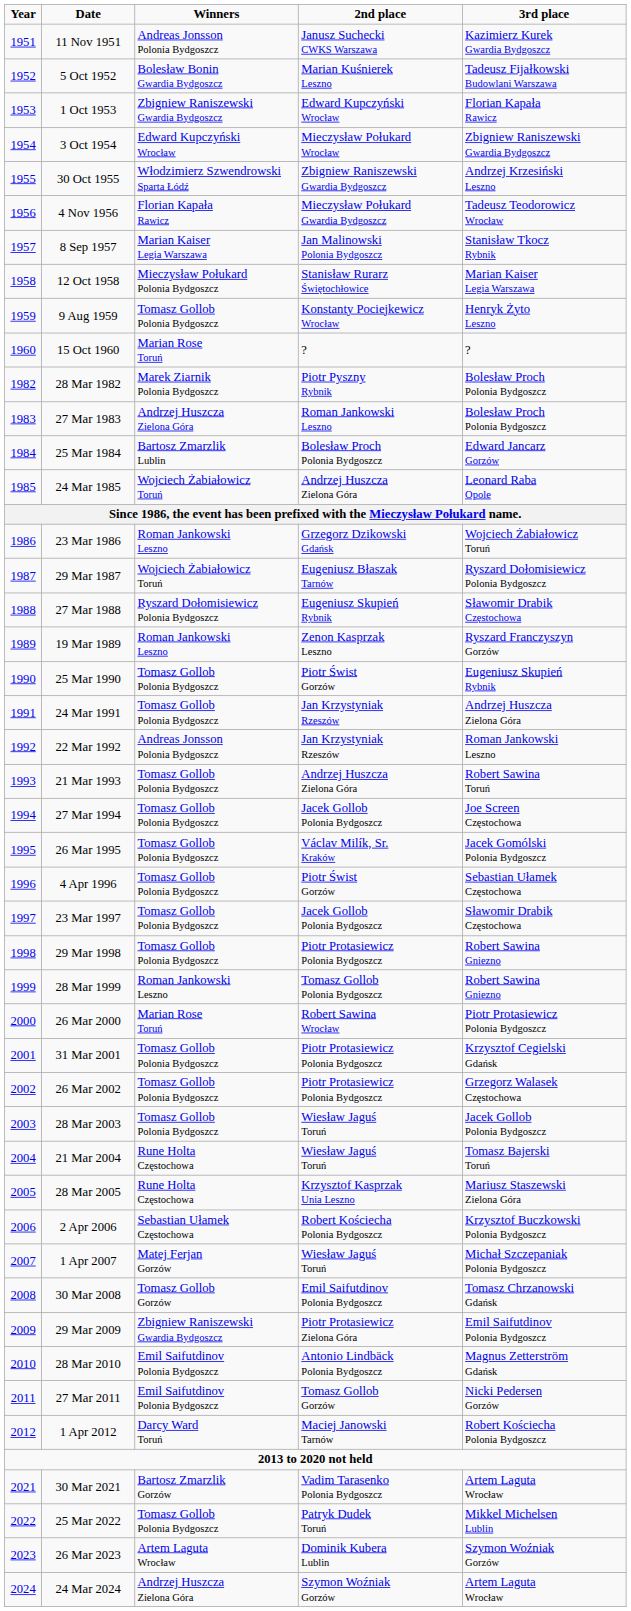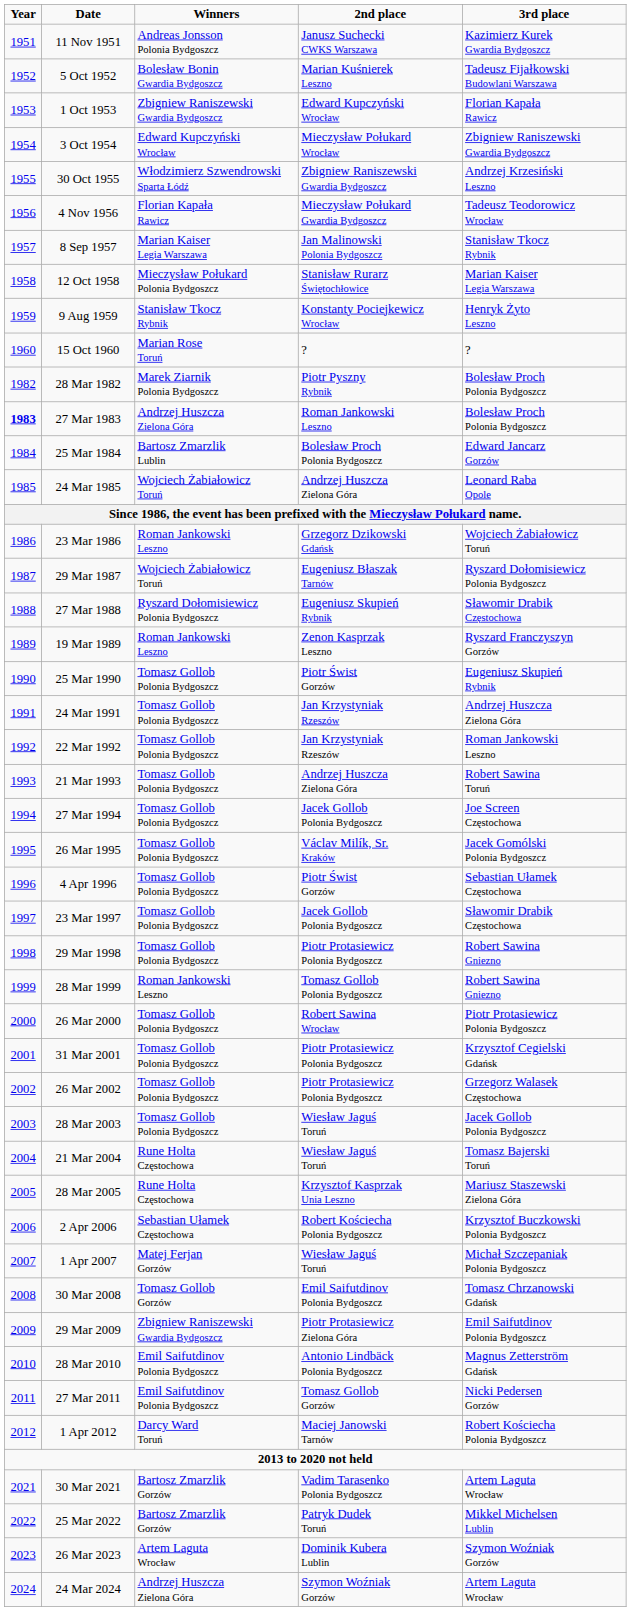(178, 315) Tomasz Gollob Polonia Bydgoszcz -> (179, 315) Stanisław Tkocz Rybnik
(23, 418) normal -> (23, 418) bold
(180, 747) Andreas Jonsson Polonia Bydgoszcz -> (178, 747) Tomasz Gollob Polonia Bydgoszcz
(170, 1021) Marian Rose Toruń -> (178, 1021) Tomasz Gollob Polonia Bydgoszcz
(178, 1520) Tomasz Gollob Polonia Bydgoszcz -> (182, 1520) Bartosz Zmarzlik Gorzów
